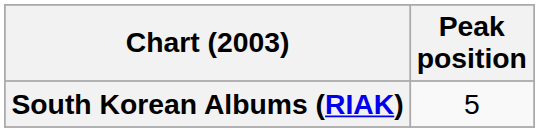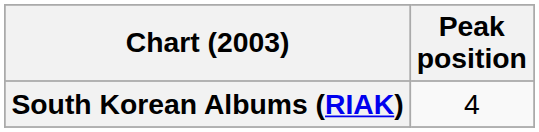(472, 103) 5 -> (472, 103) 4
